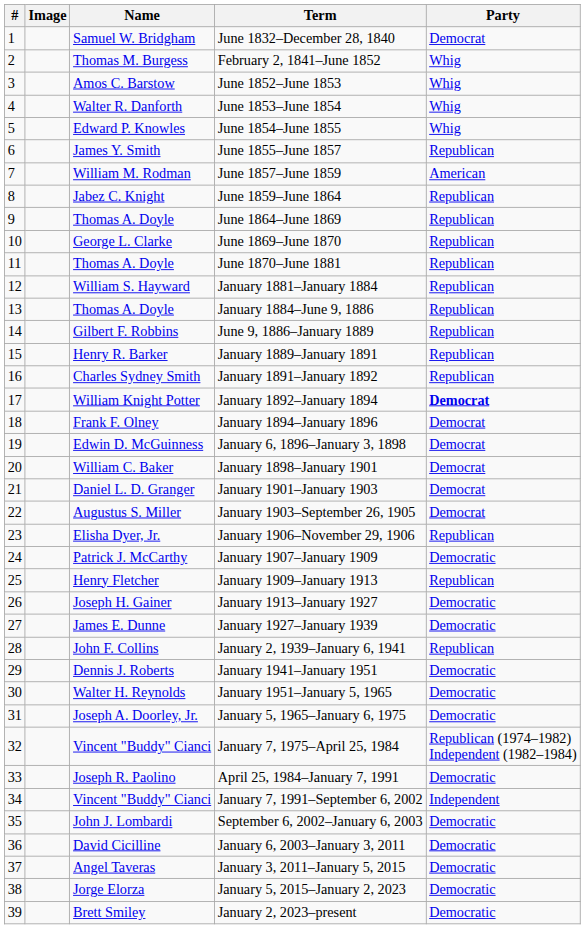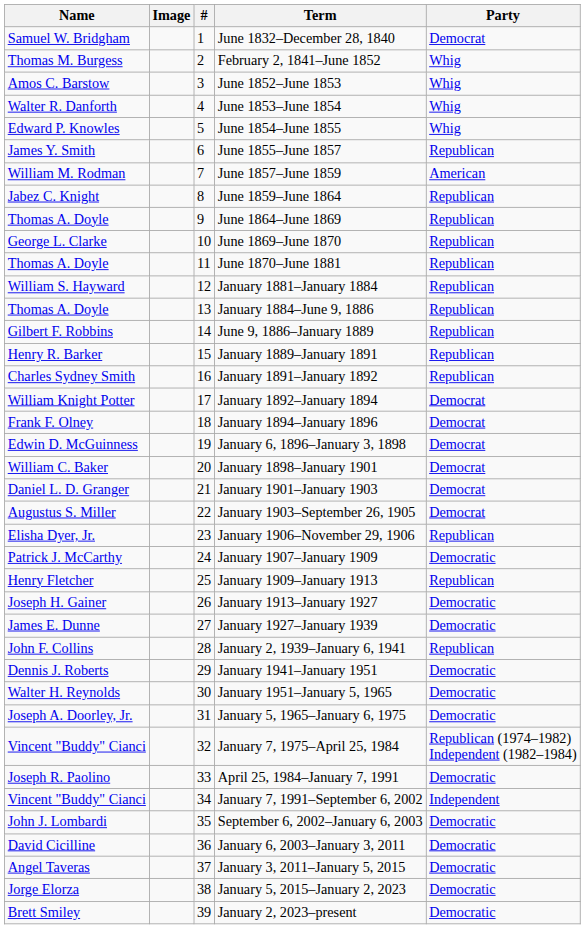columns swapped: (15, 15) <-> (142, 15)
(459, 399) bold -> (457, 399) normal
